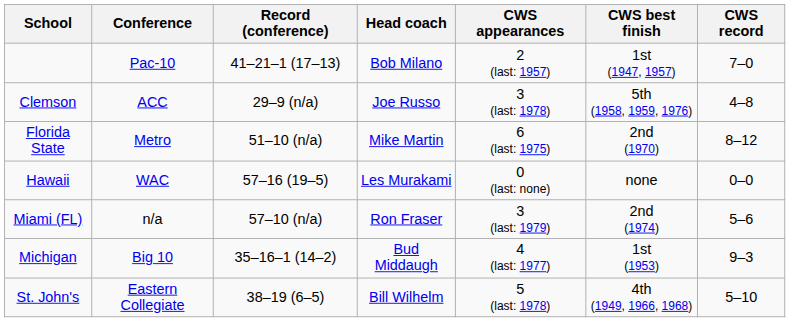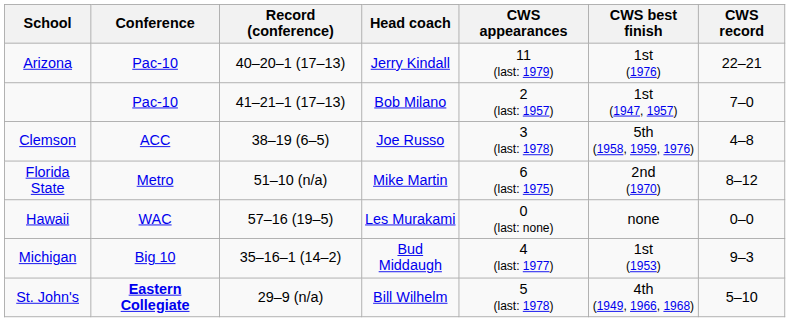+ row: (48, 63)
(285, 102) 29–9 (n/a) -> (291, 141) 38–19 (6–5)
- row: (48, 219)
(152, 297) normal -> (155, 297) bold
(285, 297) 38–19 (6–5) -> (291, 297) 29–9 (n/a)
